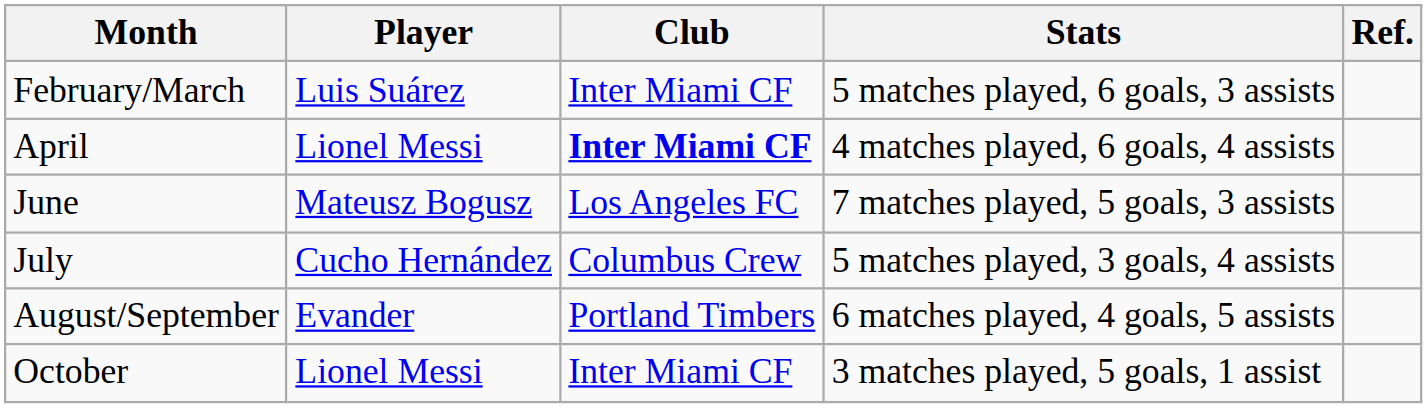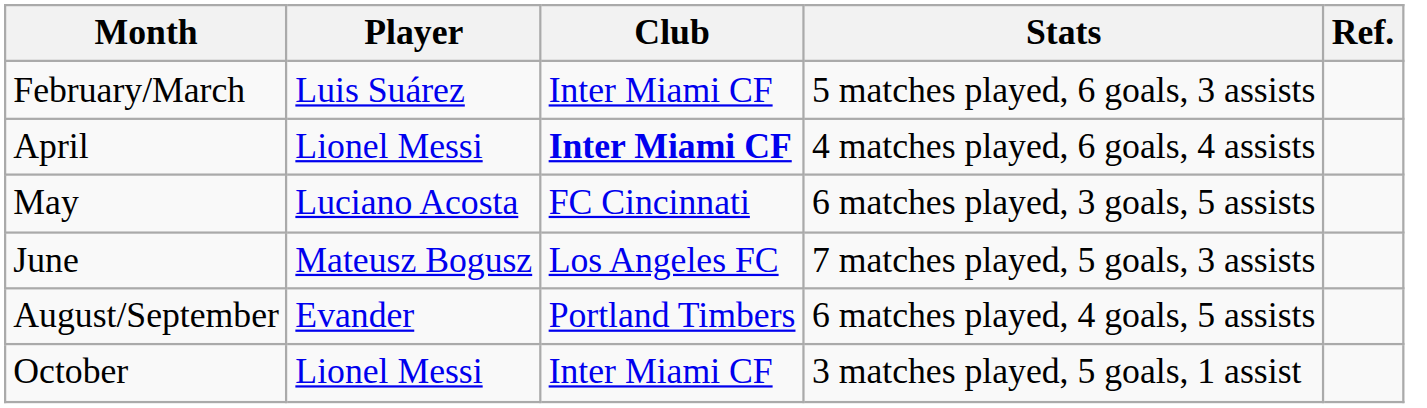+ row: (46, 202)
- row: (43, 259)
